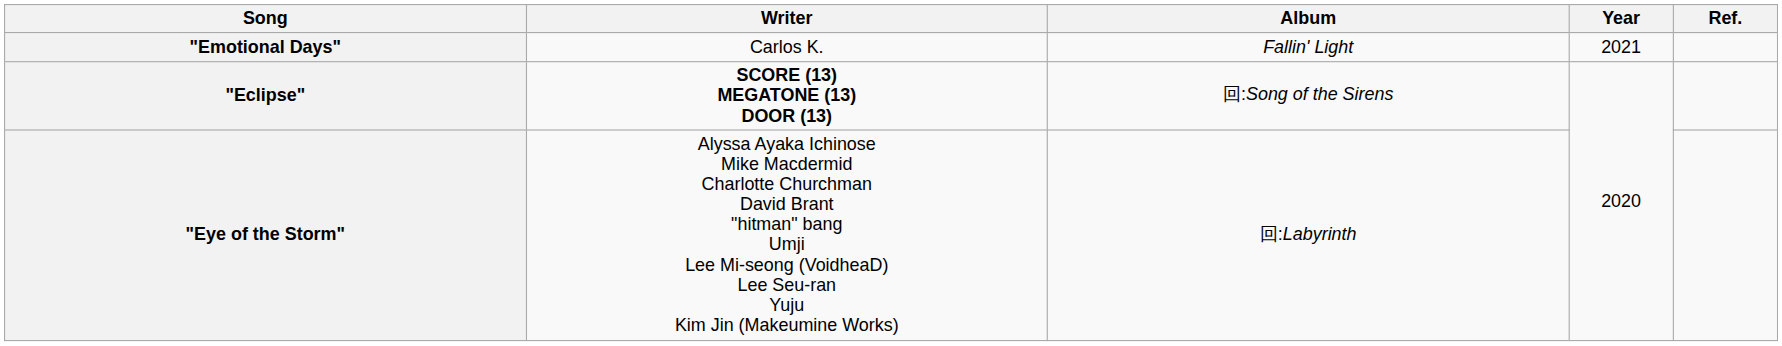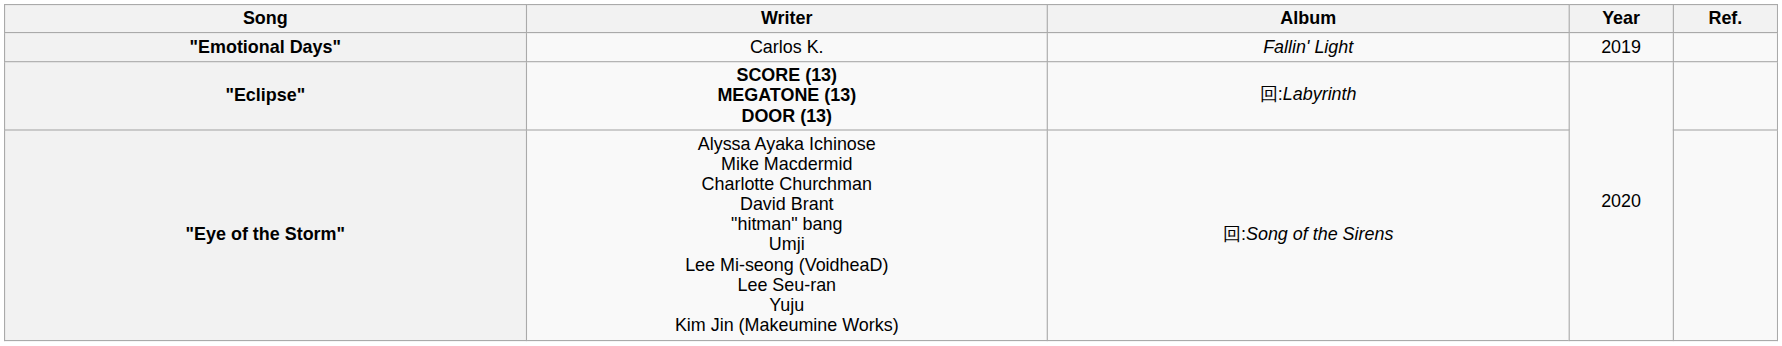(1621, 47) 2021 -> (1621, 47) 2019
(1308, 95) 回:Song of the Sirens -> (1308, 95) 回:Labyrinth
(1308, 234) 回:Labyrinth -> (1308, 234) 回:Song of the Sirens
